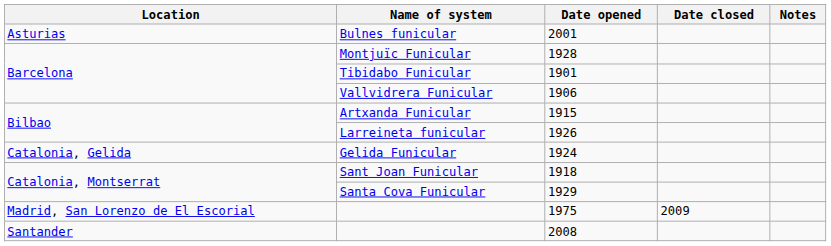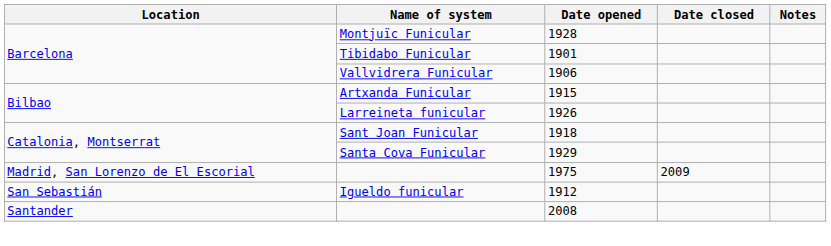- row: (398, 34)
- row: (398, 152)
+ row: (402, 192)
